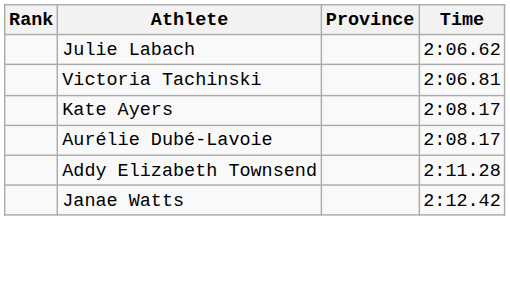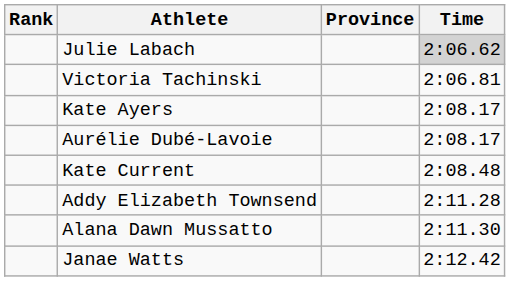(462, 50) no background -> (462, 50) lightgrey background
+ row: (129, 170)
+ row: (167, 230)
